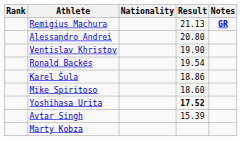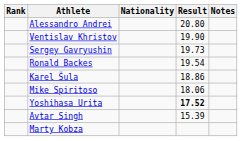- row: (68, 24)
+ row: (71, 50)
(192, 90) 18.60 -> (192, 90) 18.06
